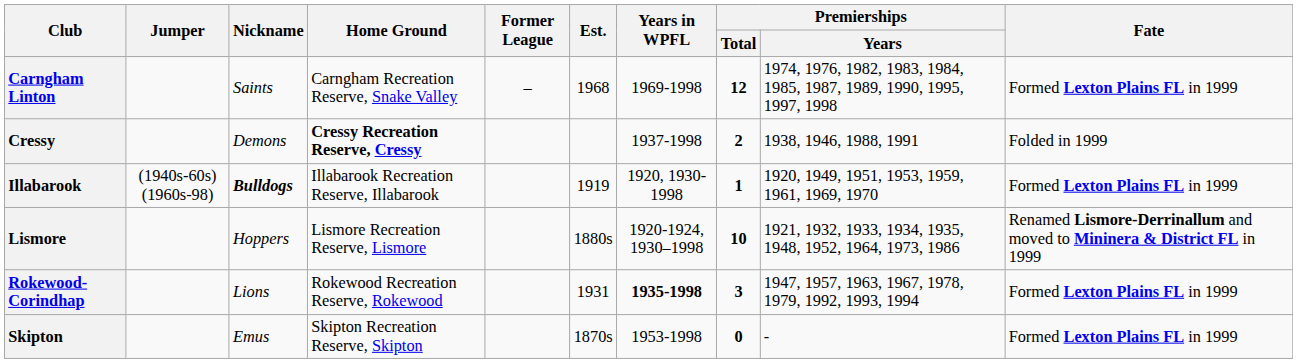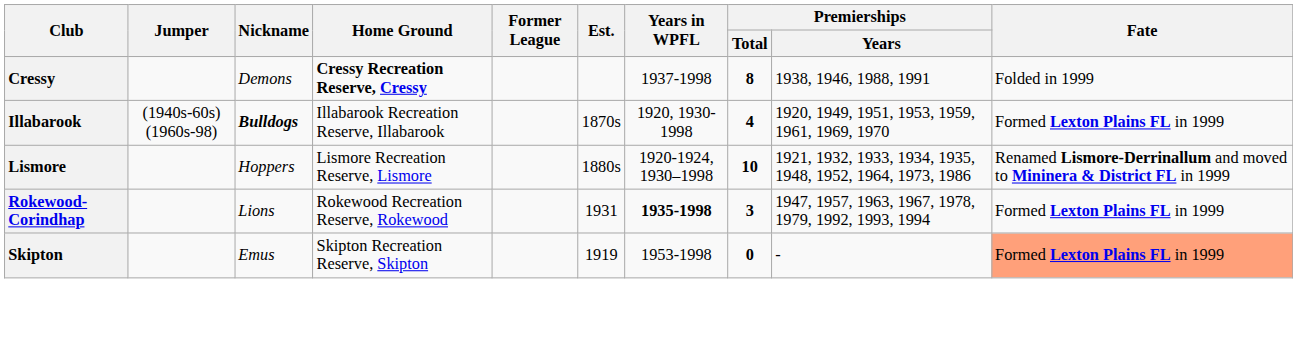- row: (46, 87)
(738, 140) 2 -> (750, 78) 8
(593, 185) 1919 -> (601, 122) 1870s
(738, 185) 1 -> (750, 122) 4
(593, 336) 1870s -> (601, 255) 1919
(1123, 336) no background -> (1110, 255) lightsalmon background
